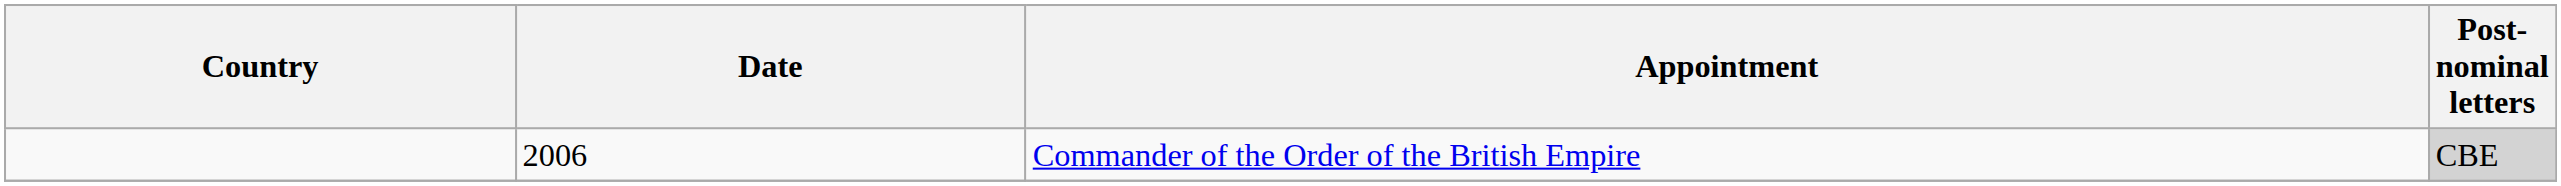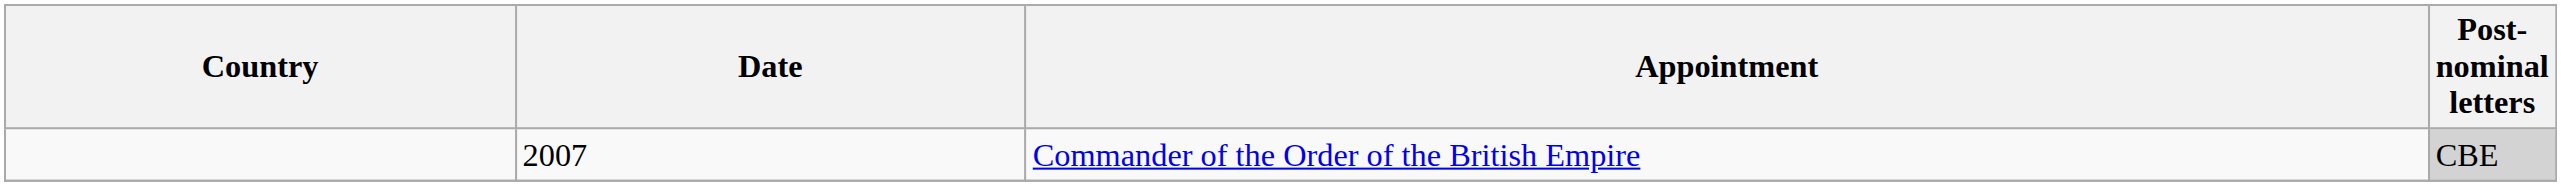(555, 154) 2006 -> (555, 154) 2007
